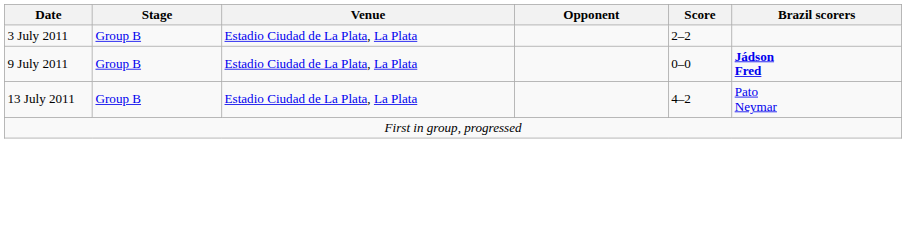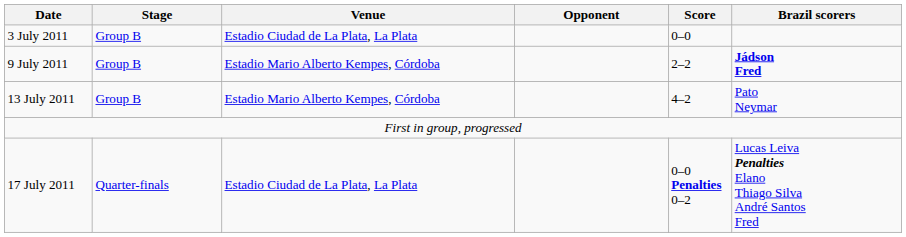(681, 35) 2–2 -> (681, 35) 0–0
(321, 63) Estadio Ciudad de La Plata, La Plata -> (332, 63) Estadio Mario Alberto Kempes, Córdoba
(681, 63) 0–0 -> (681, 63) 2–2
(321, 99) Estadio Ciudad de La Plata, La Plata -> (332, 99) Estadio Mario Alberto Kempes, Córdoba
+ row: (41, 185)
